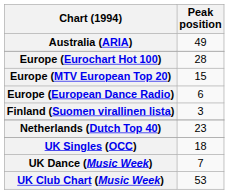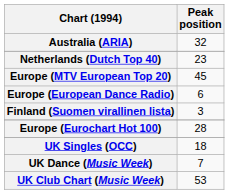(200, 42) 49 -> (200, 42) 32
rows swapped: (91, 59) <-> (91, 128)
(200, 77) 15 -> (200, 77) 45
